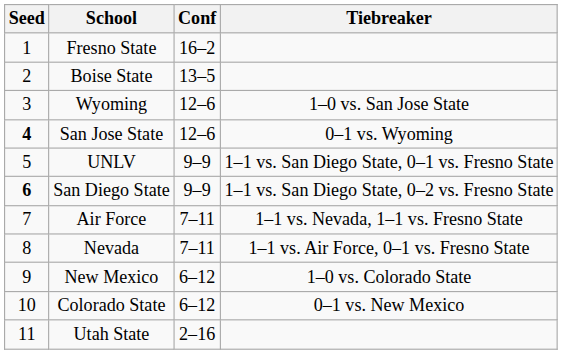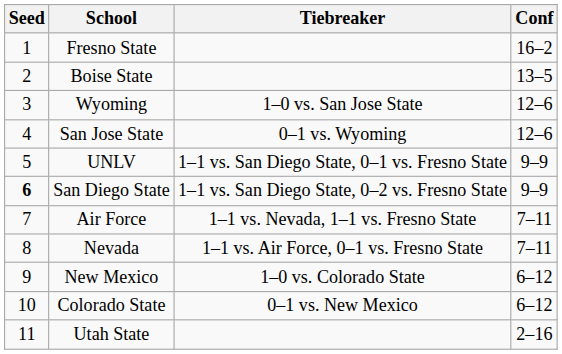columns swapped: (197, 18) <-> (389, 18)
(27, 133) bold -> (27, 133) normal
